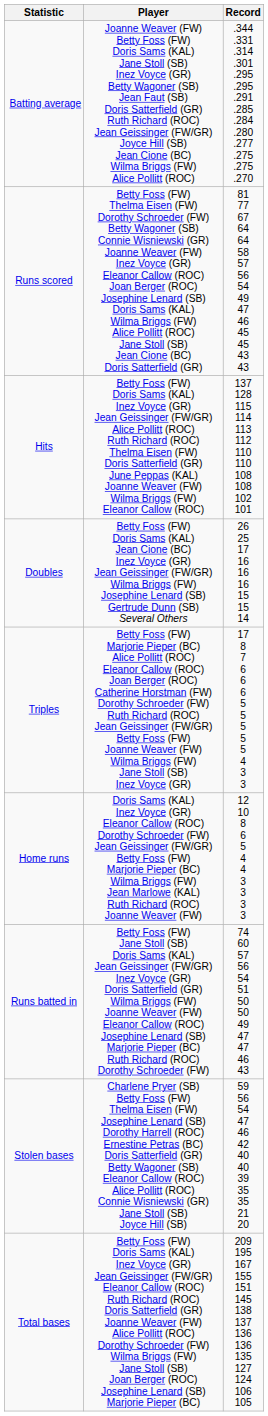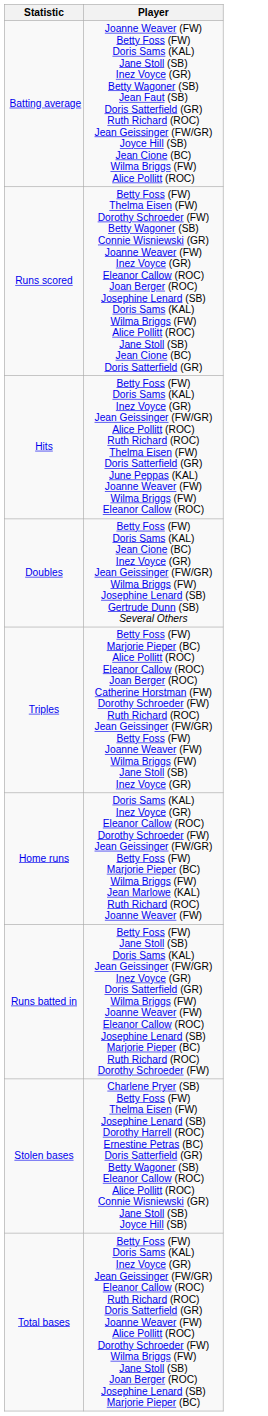- column: (243, 12)
